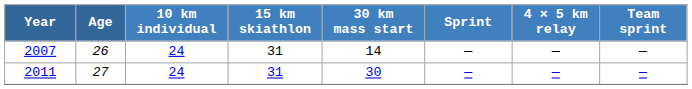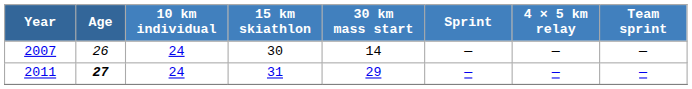(275, 52) 31 -> (275, 52) 30
(101, 74) normal -> (101, 74) bold
(373, 74) 30 -> (373, 74) 29
